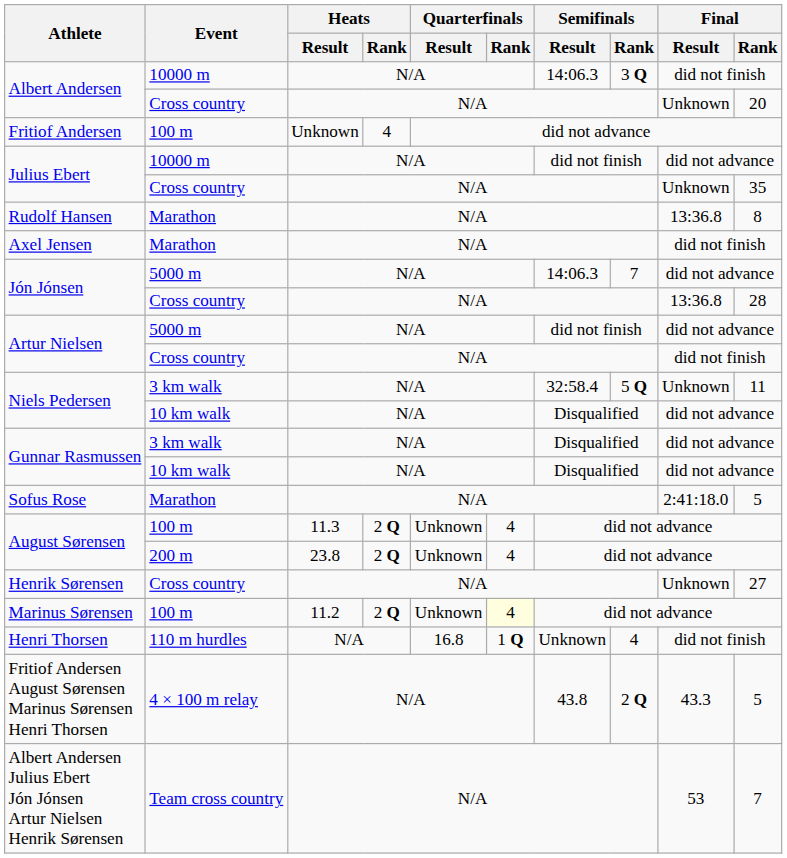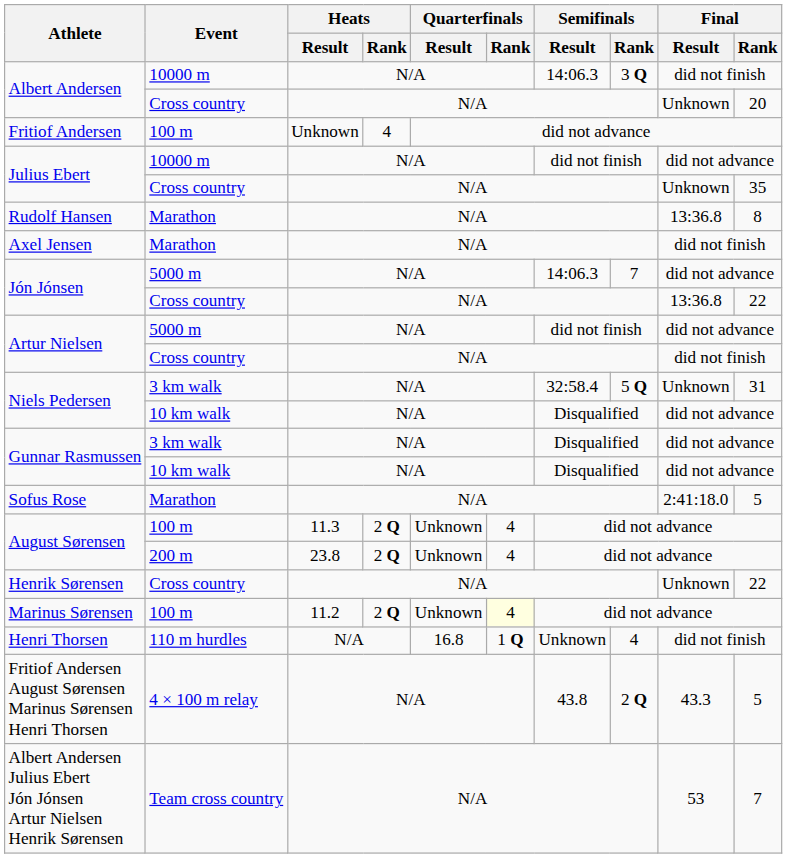(758, 301) 28 -> (758, 301) 22
(758, 386) 11 -> (758, 386) 31
(758, 584) 27 -> (758, 584) 22
